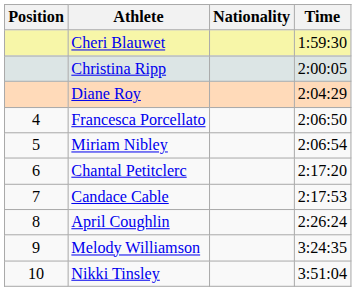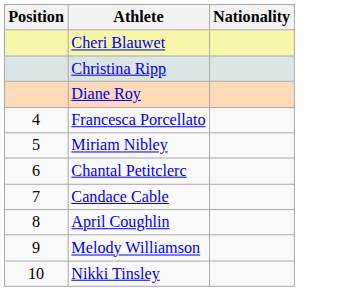- column: (322, 17)
